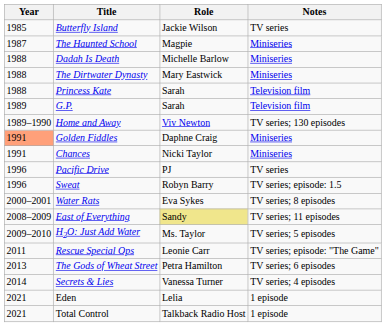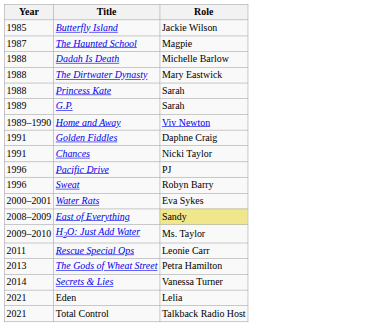- column: (314, 12)
(17, 138) lightsalmon background -> (17, 138) no background
